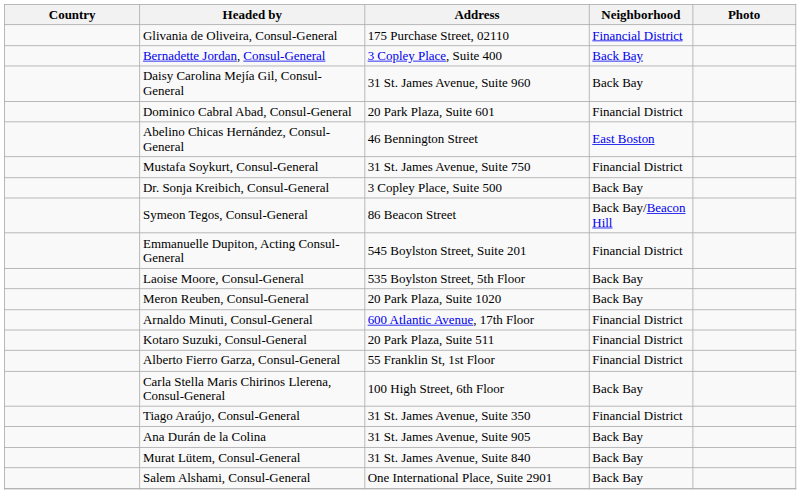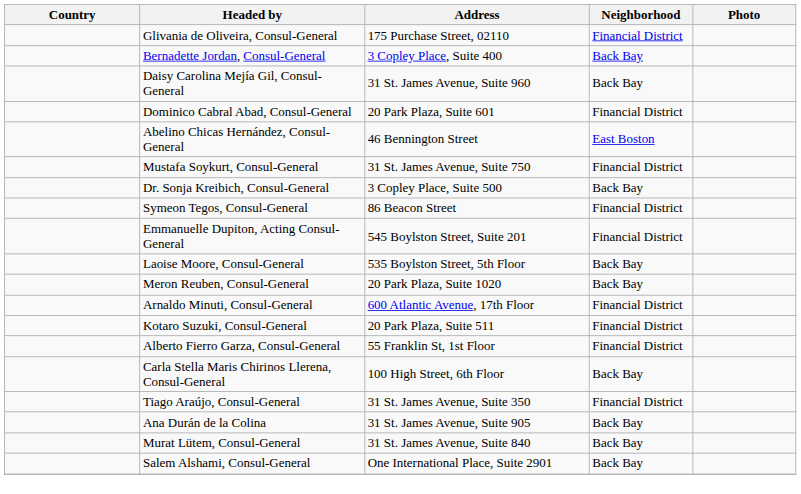(639, 215) Back Bay/Beacon Hill -> (637, 208) Financial District
